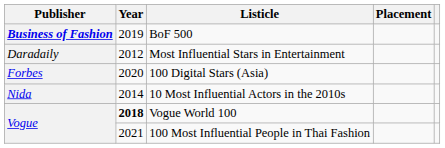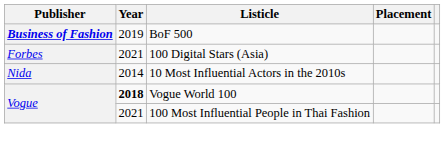- row: (247, 53)
(131, 73) 2020 -> (131, 53) 2021
